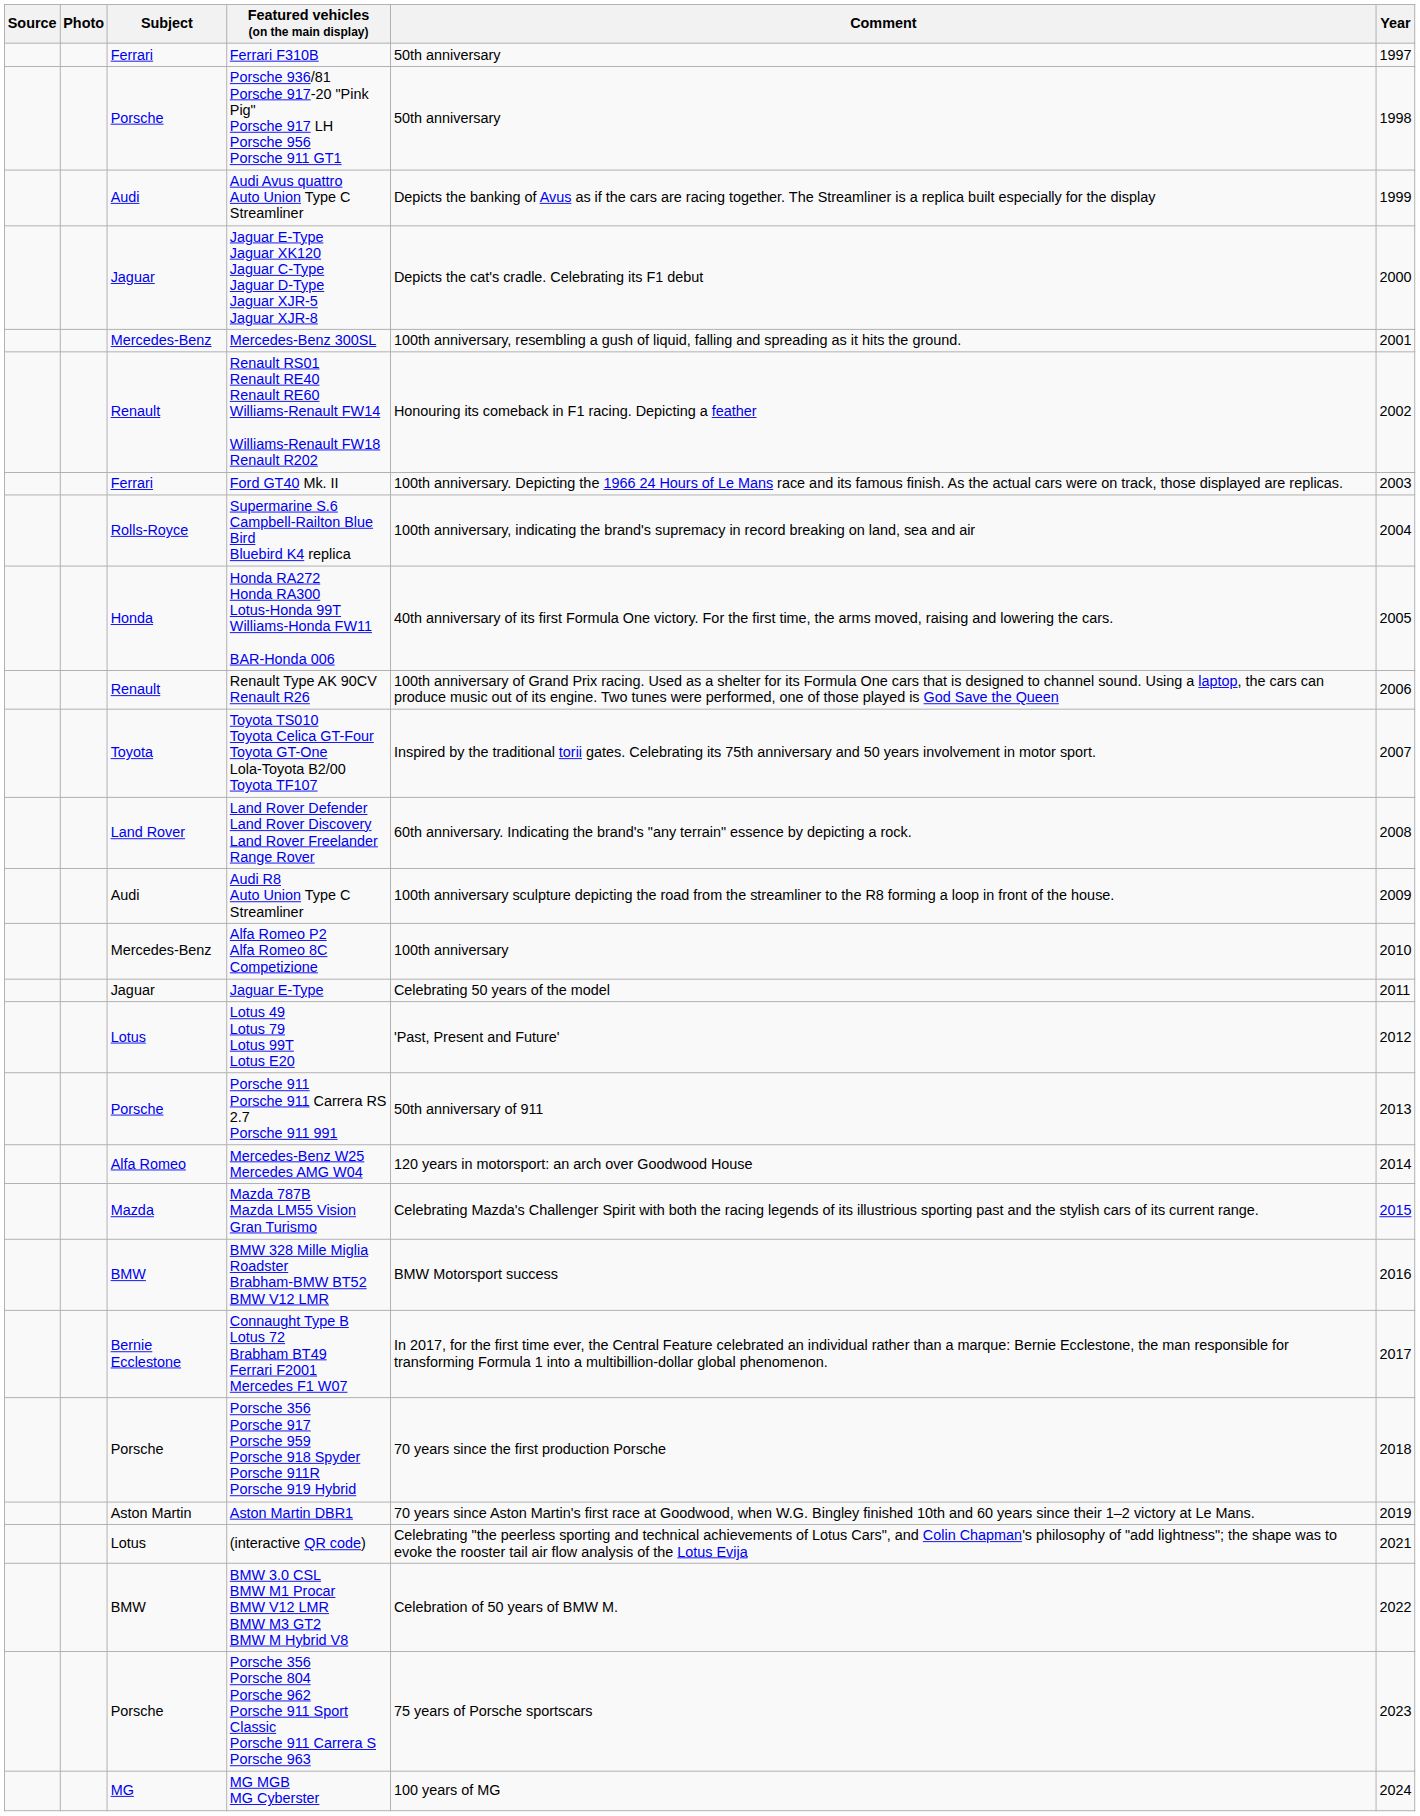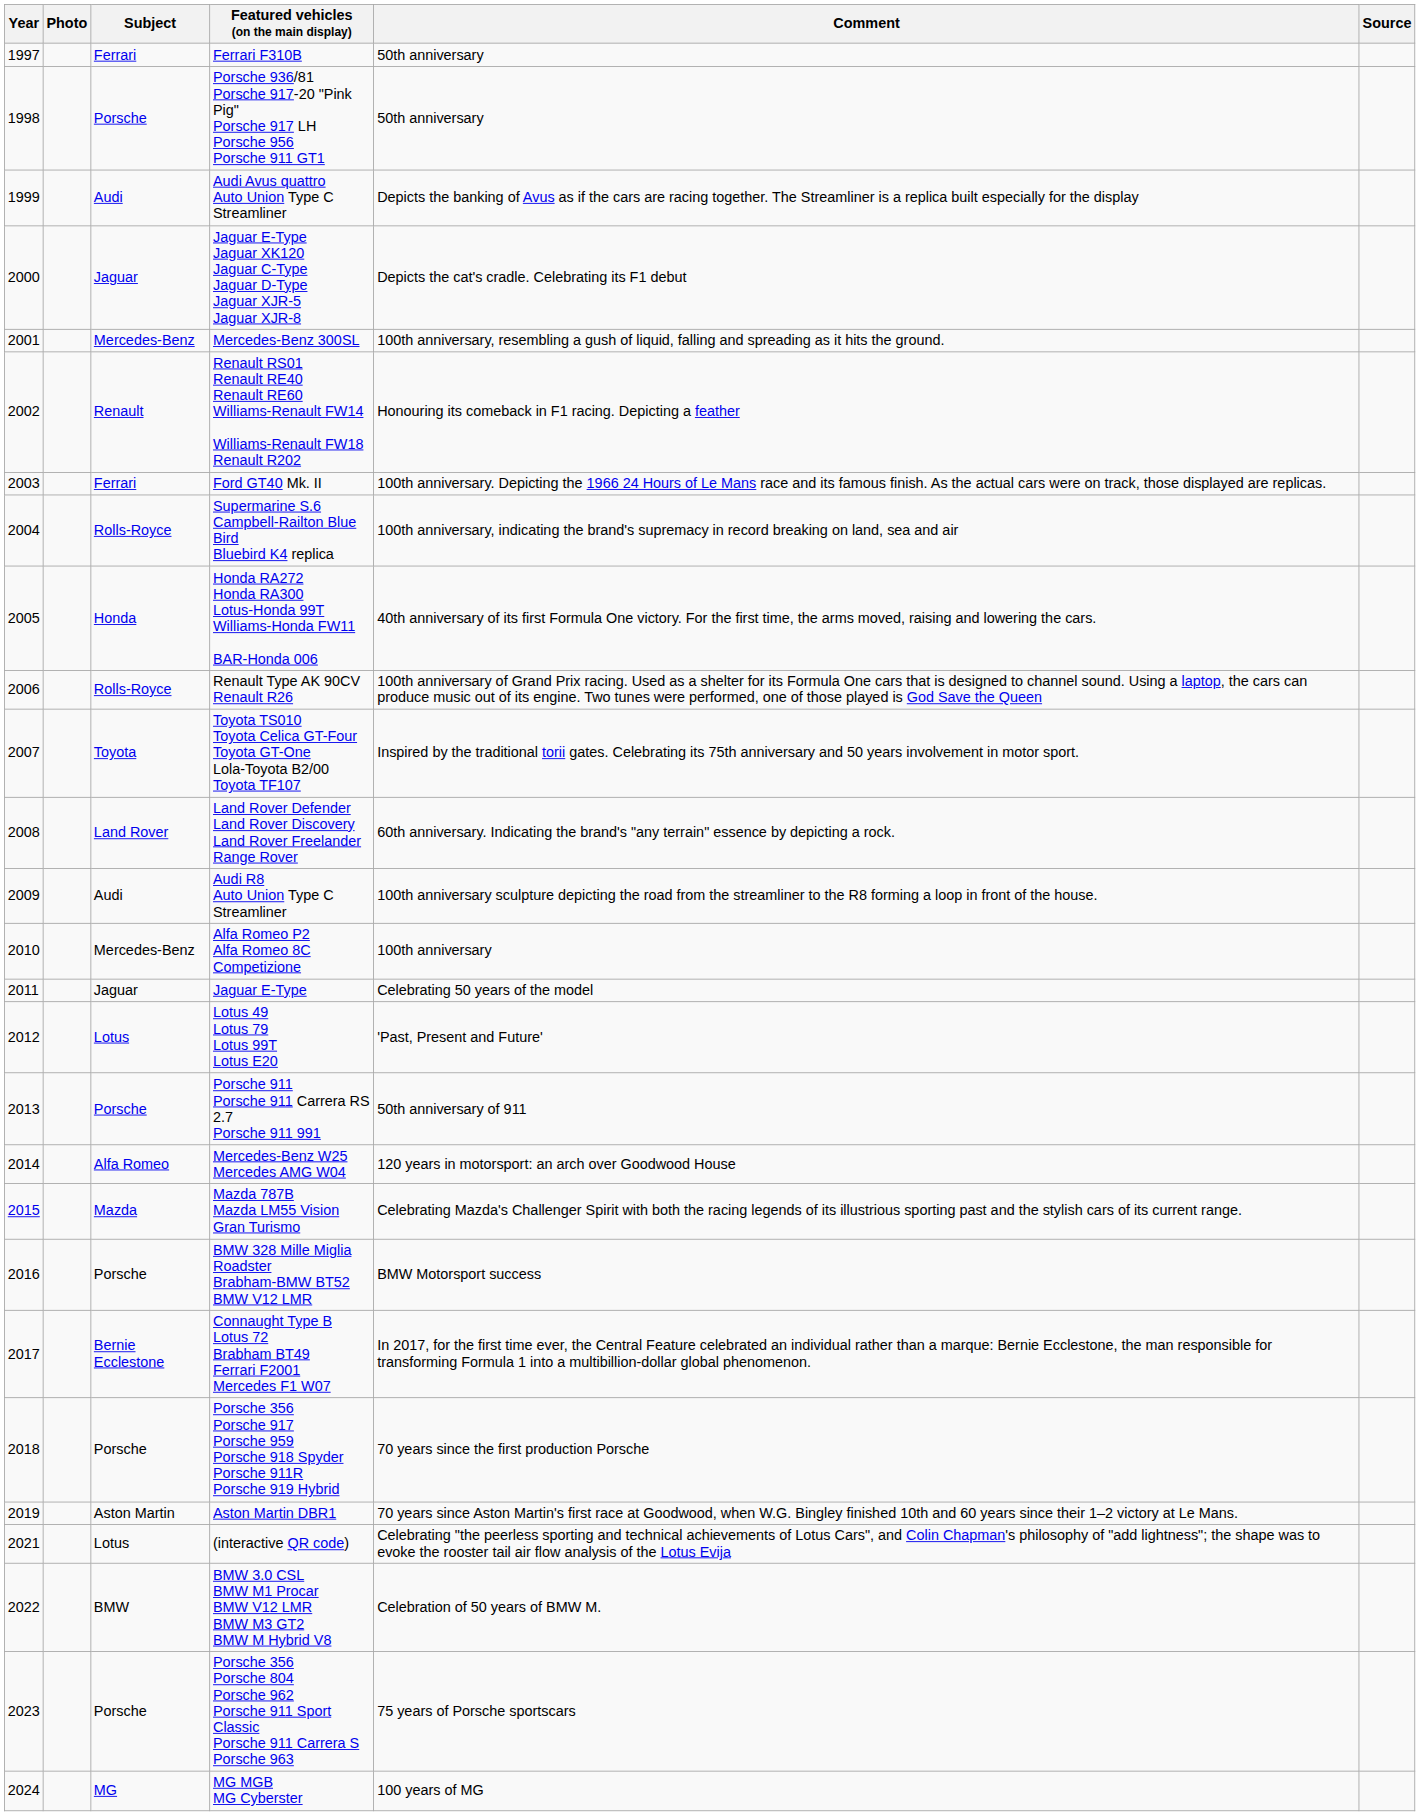columns swapped: (1395, 24) <-> (32, 24)
(135, 689) Renault -> (133, 689) Rolls-Royce
(128, 1274) BMW -> (120, 1274) Porsche
